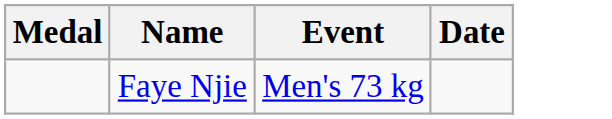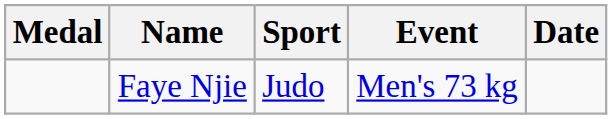+ column: (302, 31)
